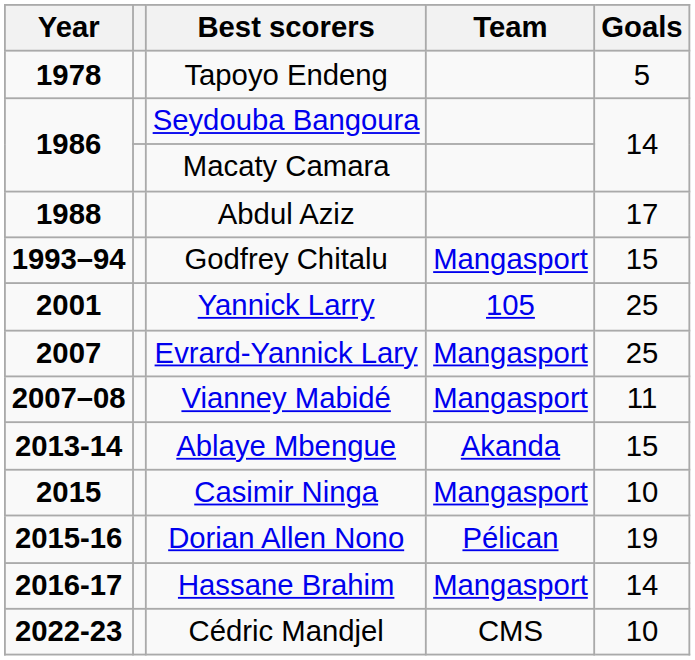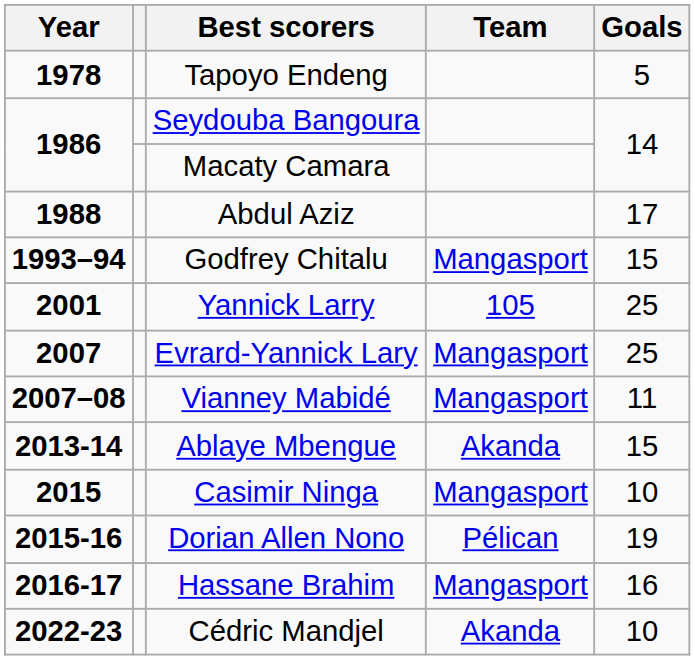(642, 584) 14 -> (642, 584) 16
(510, 631) CMS -> (510, 631) Akanda
